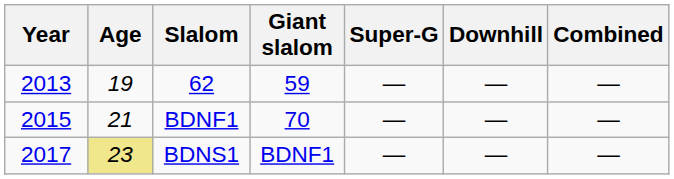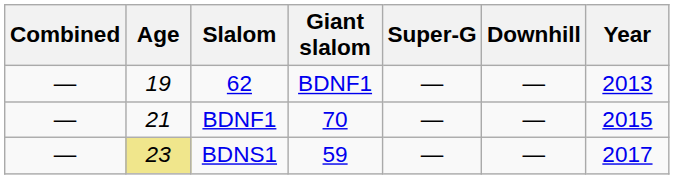columns swapped: (46, 35) <-> (608, 35)
(297, 83) 59 -> (335, 83) BDNF1
(297, 155) BDNF1 -> (335, 155) 59
